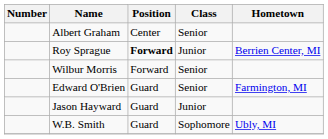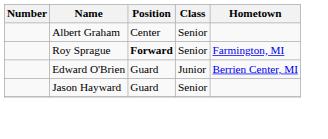(192, 51) Junior -> (193, 51) Senior
(278, 51) Berrien Center, MI -> (248, 51) Farmington, MI
- row: (85, 69)
(193, 88) Senior -> (192, 69) Junior
(271, 88) Farmington, MI -> (255, 69) Berrien Center, MI
(192, 106) Junior -> (193, 88) Senior
- row: (78, 125)
